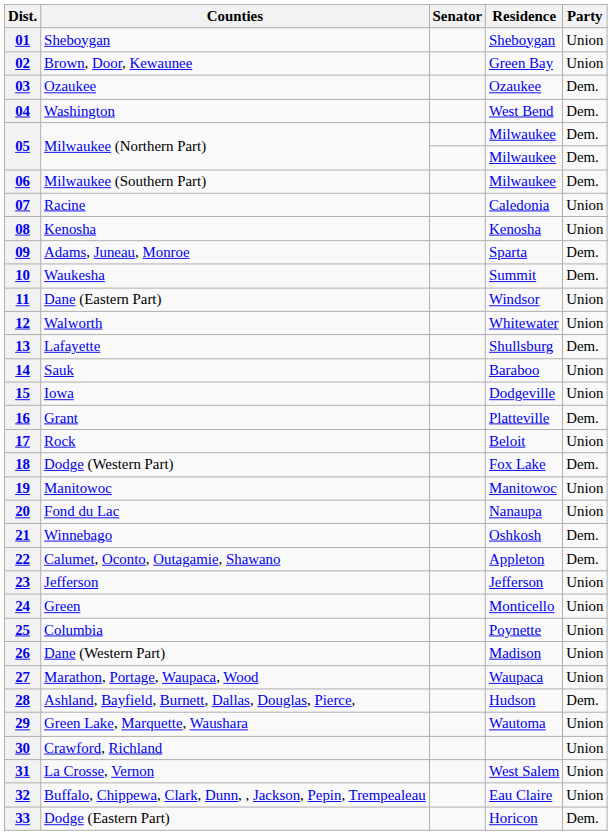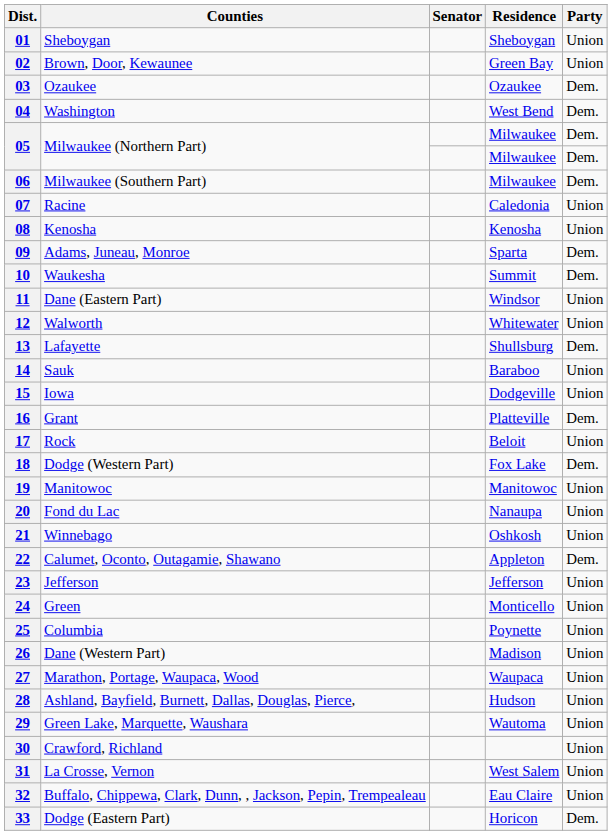(583, 535) Dem. -> (585, 535) Union
(583, 700) Dem. -> (585, 700) Union
